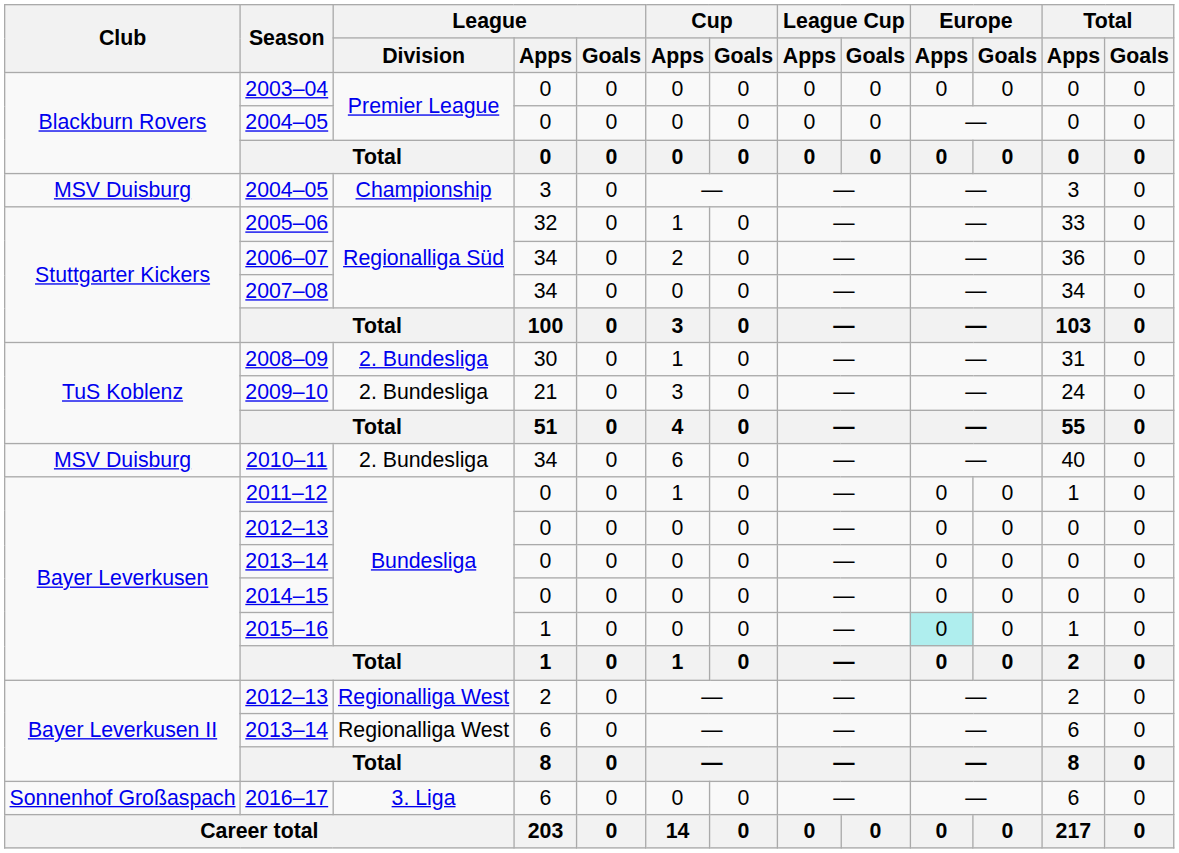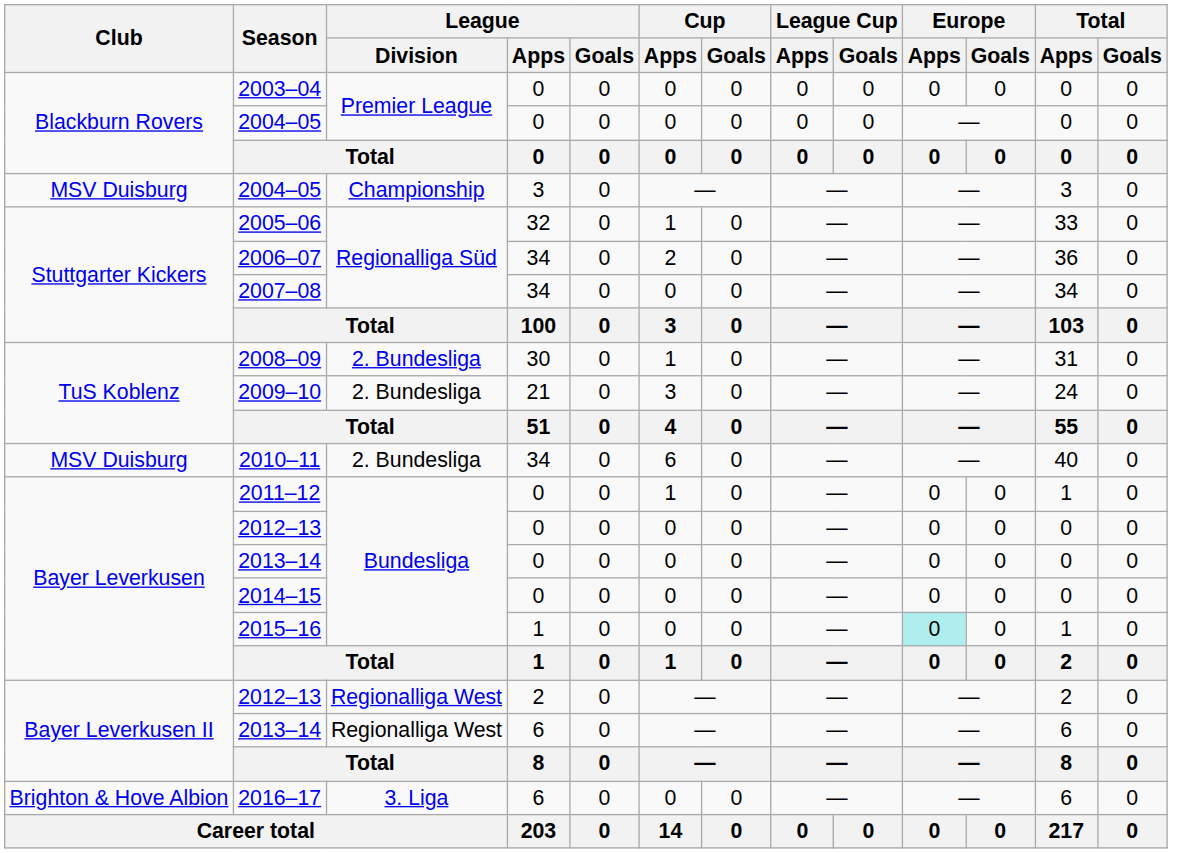(123, 797) Sonnenhof Großaspach -> (119, 797) Brighton & Hove Albion
